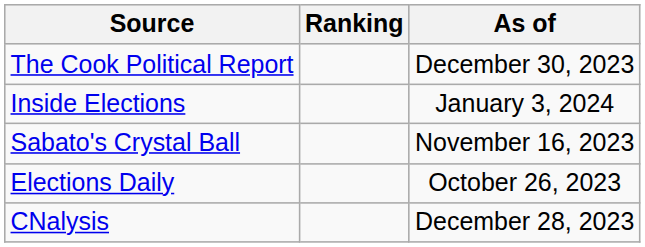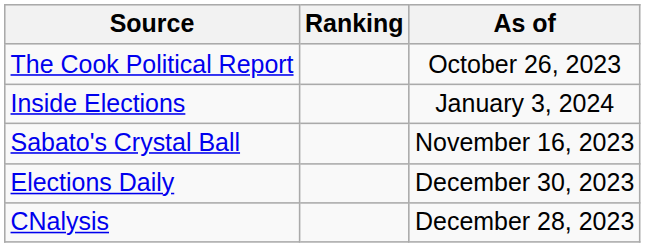(525, 63) December 30, 2023 -> (525, 63) October 26, 2023
(525, 182) October 26, 2023 -> (525, 182) December 30, 2023
